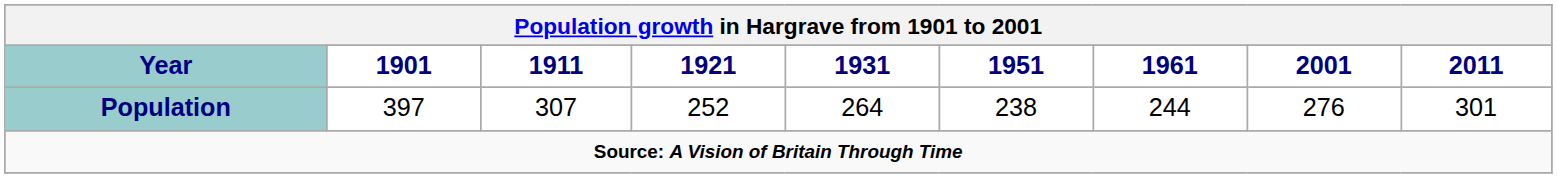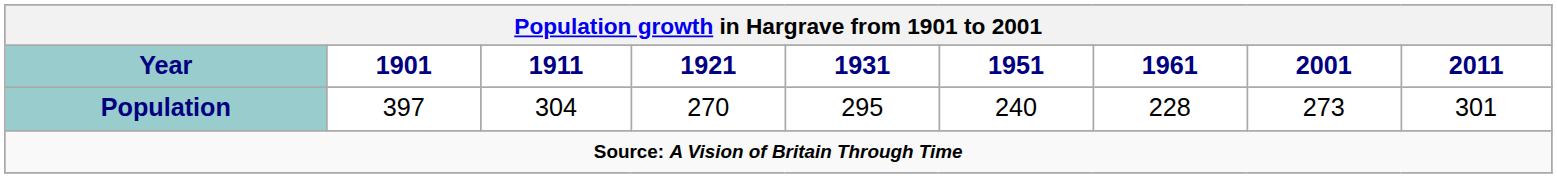(556, 108) 307 -> (556, 108) 304
(708, 108) 252 -> (708, 108) 270
(862, 108) 264 -> (862, 108) 295
(1016, 108) 238 -> (1016, 108) 240
(1170, 108) 244 -> (1170, 108) 228
(1324, 108) 276 -> (1324, 108) 273
